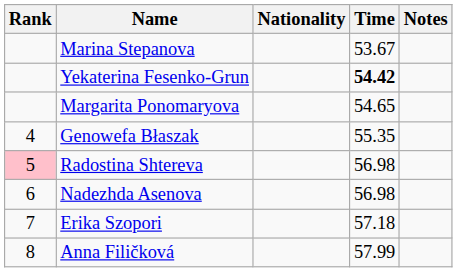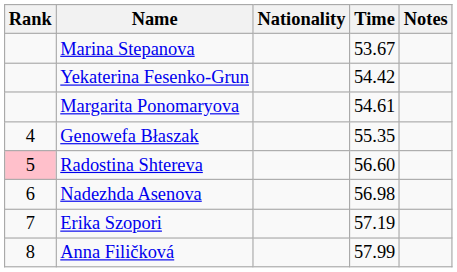(375, 77) bold -> (375, 77) normal
(375, 106) 54.65 -> (375, 106) 54.61
(375, 164) 56.98 -> (375, 164) 56.60
(375, 223) 57.18 -> (375, 223) 57.19
